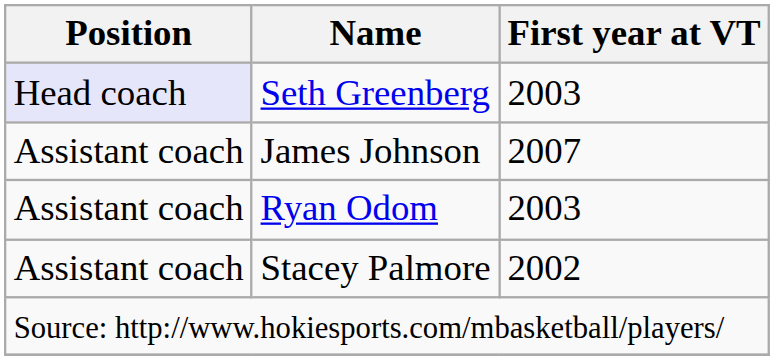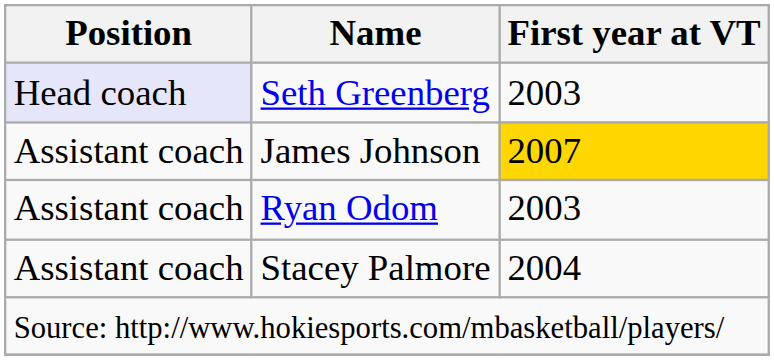(544, 150) no background -> (544, 150) gold background
(544, 267) 2002 -> (544, 267) 2004
